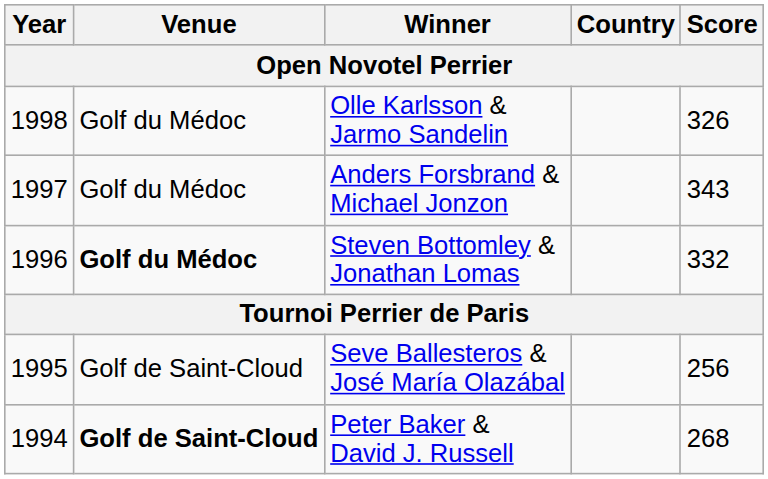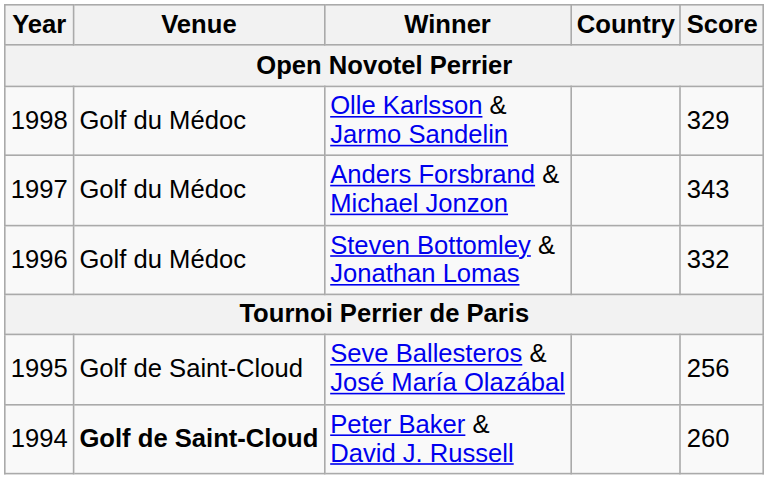(708, 120) 326 -> (708, 120) 329
(168, 259) bold -> (163, 259) normal
(708, 438) 268 -> (708, 438) 260
